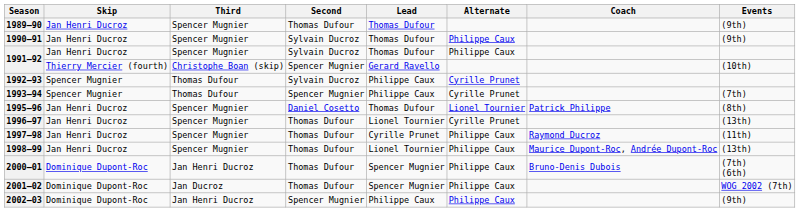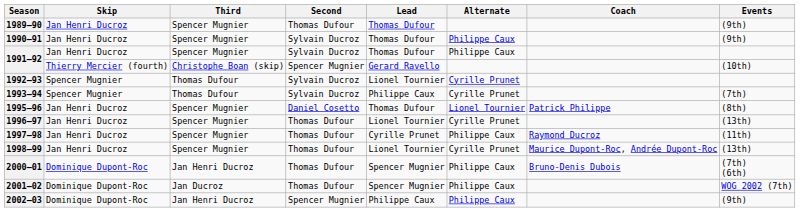(401, 80) Philippe Caux -> (407, 80) Lionel Tournier
(326, 94) Spencer Mugnier -> (324, 94) Sylvain Ducroz
(482, 149) Philippe Caux -> (484, 149) Cyrille Prunet
